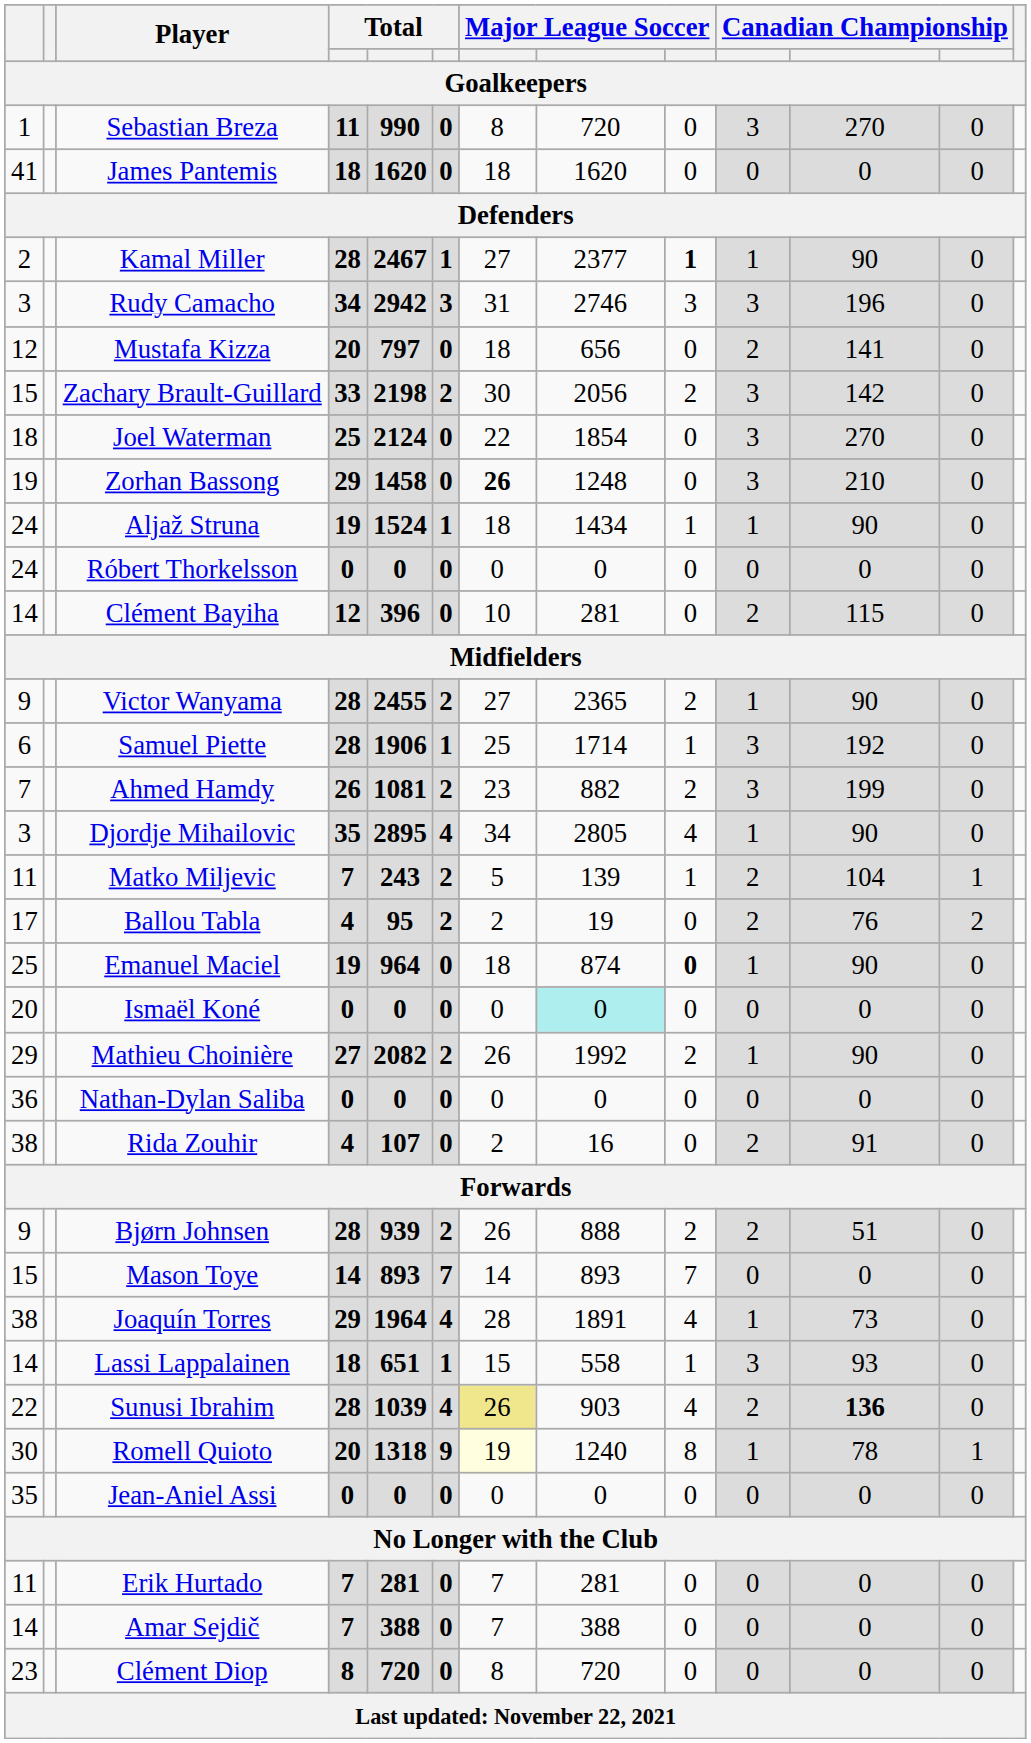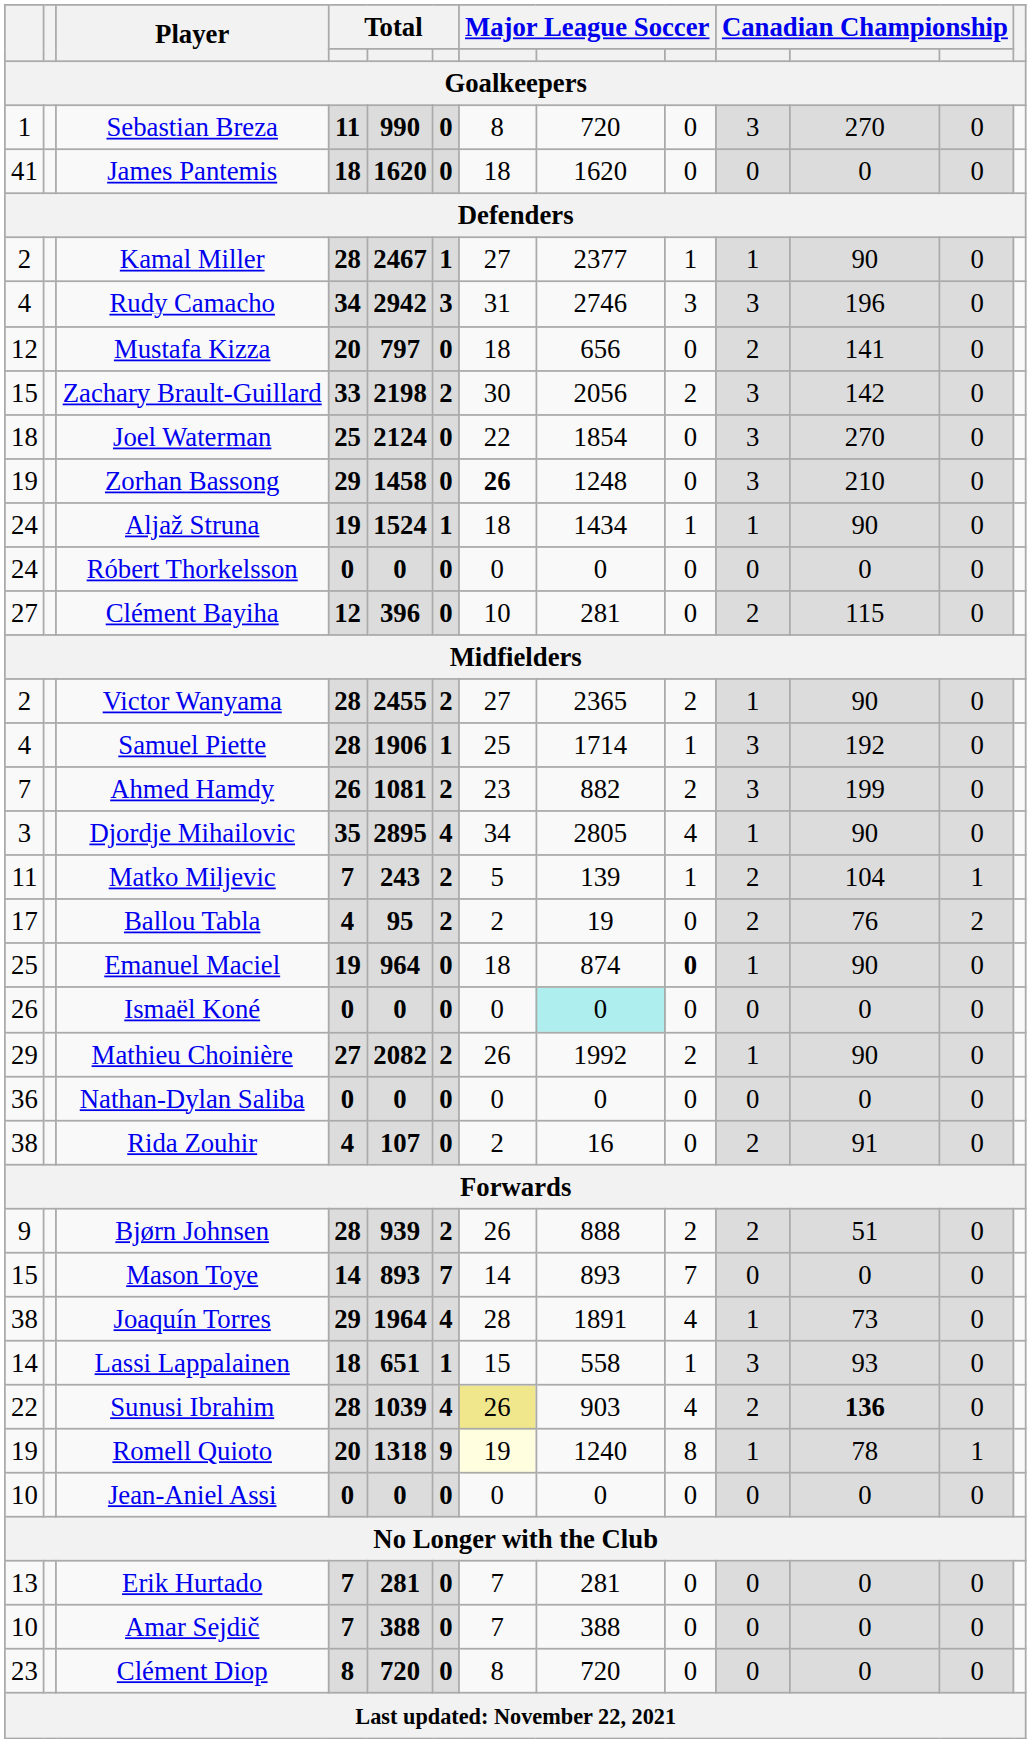(690, 259) bold -> (690, 259) normal
(24, 303) 3 -> (24, 303) 4
(24, 612) 14 -> (24, 612) 27
(24, 700) 9 -> (24, 700) 2
(24, 744) 6 -> (24, 744) 4
(24, 1009) 20 -> (24, 1009) 26
(24, 1450) 30 -> (24, 1450) 19
(24, 1494) 35 -> (24, 1494) 10
(24, 1583) 11 -> (24, 1583) 13
(24, 1627) 14 -> (24, 1627) 10
